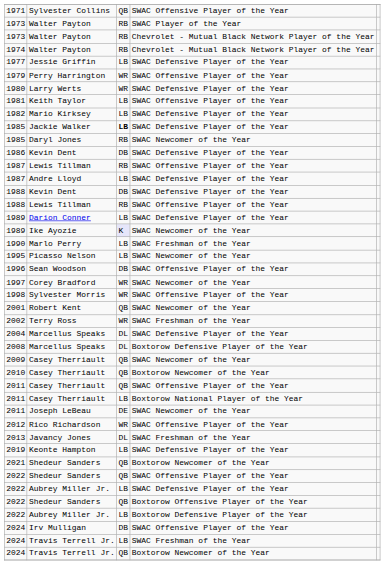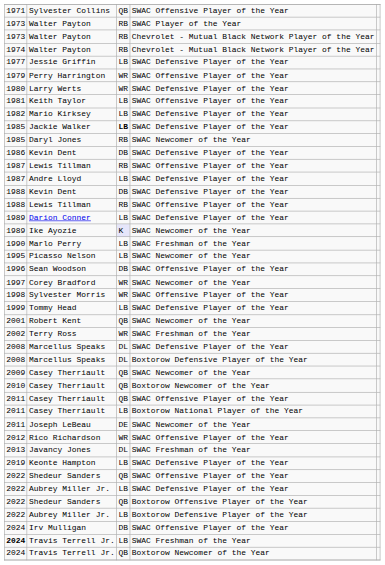+ row: (53, 308)
(16, 334) 2004 -> (16, 347) 2008
- row: (65, 463)
(16, 541) normal -> (16, 541) bold
